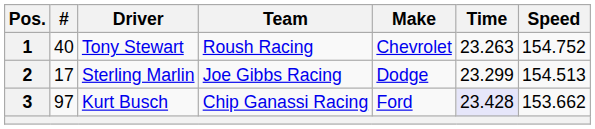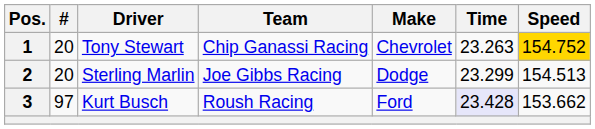(64, 47) 40 -> (64, 47) 20
(258, 47) Roush Racing -> (285, 47) Chip Ganassi Racing
(554, 47) no background -> (554, 47) gold background
(64, 75) 17 -> (64, 75) 20
(285, 102) Chip Ganassi Racing -> (258, 102) Roush Racing
